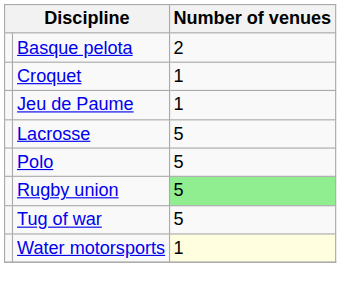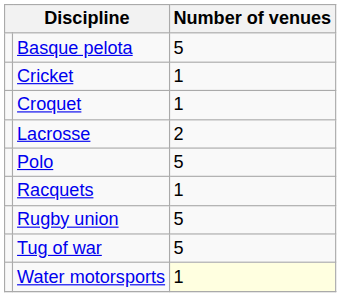(178, 47) 2 -> (178, 47) 5
+ row: (45, 76)
- row: (75, 104)
(178, 133) 5 -> (178, 133) 2
+ row: (55, 190)
(178, 190) lightgreen background -> (178, 219) no background
